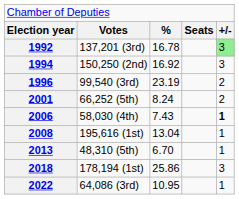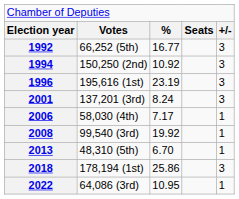(112, 47) 137,201 (3rd) -> (109, 47) 66,252 (5th)
(166, 47) 16.78 -> (166, 47) 16.77
(222, 47) lightgreen background -> (222, 47) no background
(166, 64) 16.92 -> (166, 64) 10.92
(109, 82) 99,540 (3rd) -> (112, 82) 195,616 (1st)
(222, 82) 2 -> (222, 82) 3
(109, 99) 66,252 (5th) -> (112, 99) 137,201 (3rd)
(222, 99) 2 -> (222, 99) 3
(163, 116) 7.43 -> (163, 116) 7.17
(222, 116) bold -> (222, 116) normal
(112, 133) 195,616 (1st) -> (109, 133) 99,540 (3rd)
(166, 133) 13.04 -> (166, 133) 19.92
